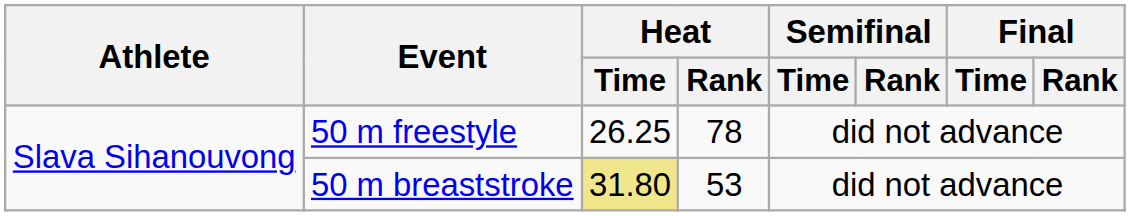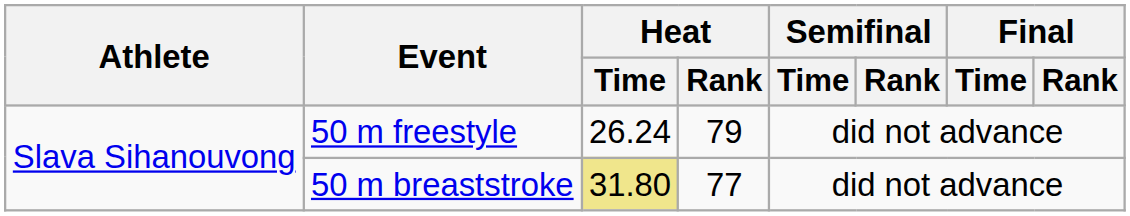(630, 132) 26.25 -> (630, 132) 26.24
(724, 132) 78 -> (724, 132) 79
(724, 184) 53 -> (724, 184) 77
